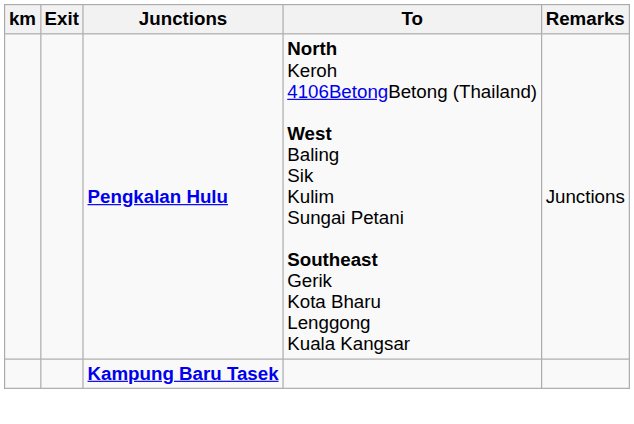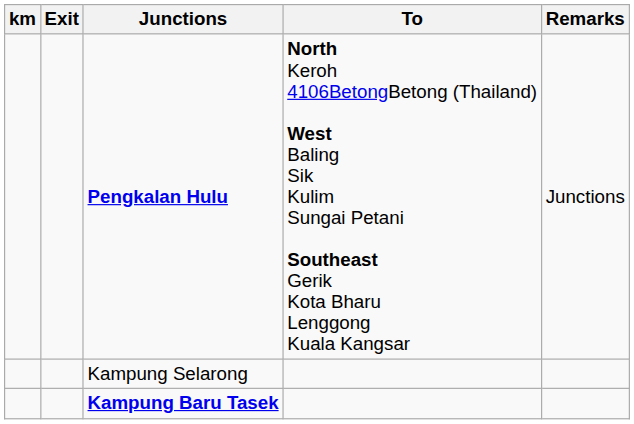+ row: (168, 373)
